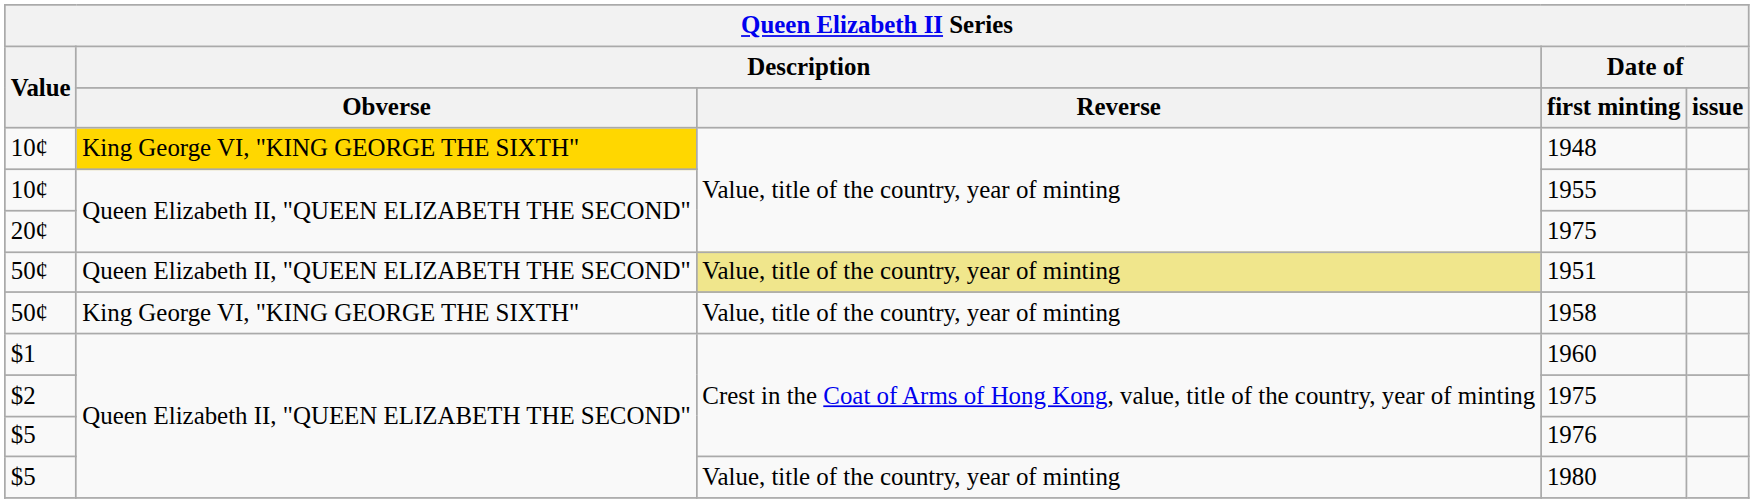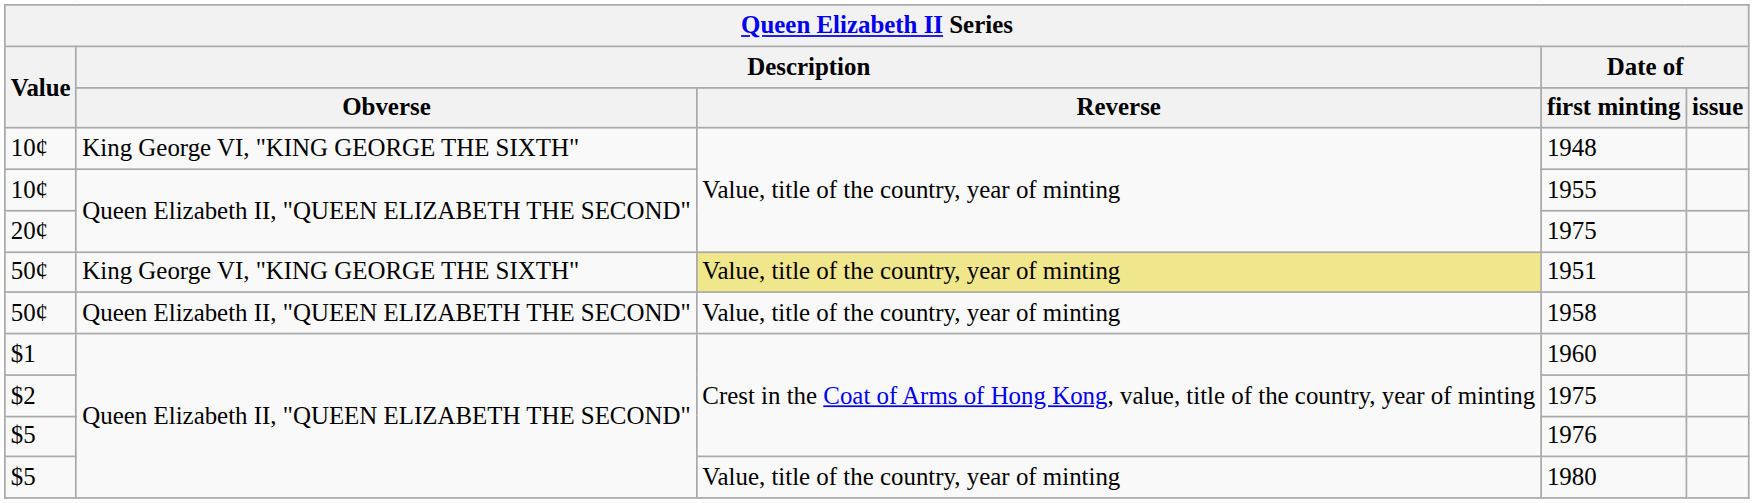(331, 148) gold background -> (331, 148) no background
(386, 271) Queen Elizabeth II, "QUEEN ELIZABETH THE SECOND" -> (331, 271) King George VI, "KING GEORGE THE SIXTH"
(331, 313) King George VI, "KING GEORGE THE SIXTH" -> (386, 313) Queen Elizabeth II, "QUEEN ELIZABETH THE SECOND"
